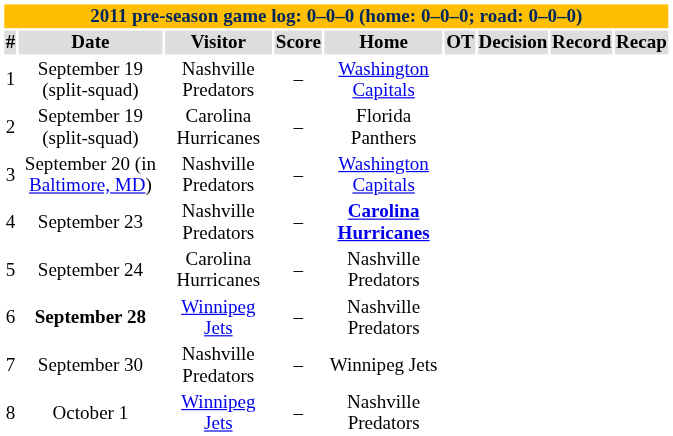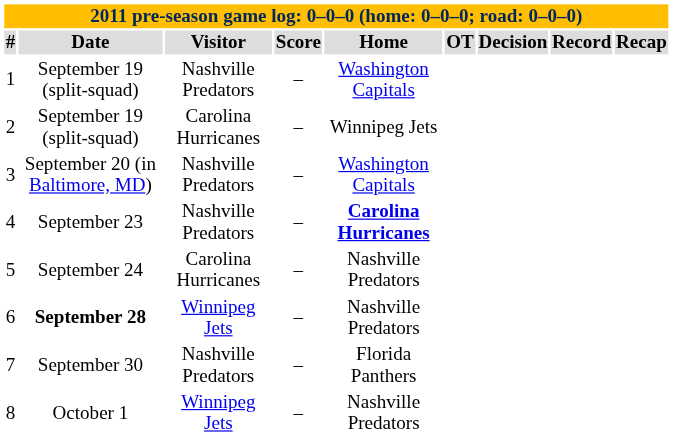(384, 126) Florida Panthers -> (384, 126) Winnipeg Jets
(384, 364) Winnipeg Jets -> (384, 364) Florida Panthers
